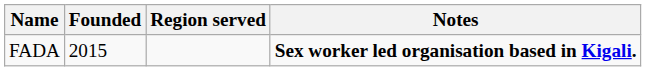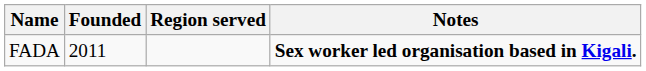(88, 50) 2015 -> (88, 50) 2011
